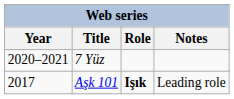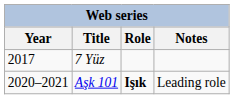(38, 60) 2020–2021 -> (21, 60) 2017
(21, 83) 2017 -> (38, 83) 2020–2021
